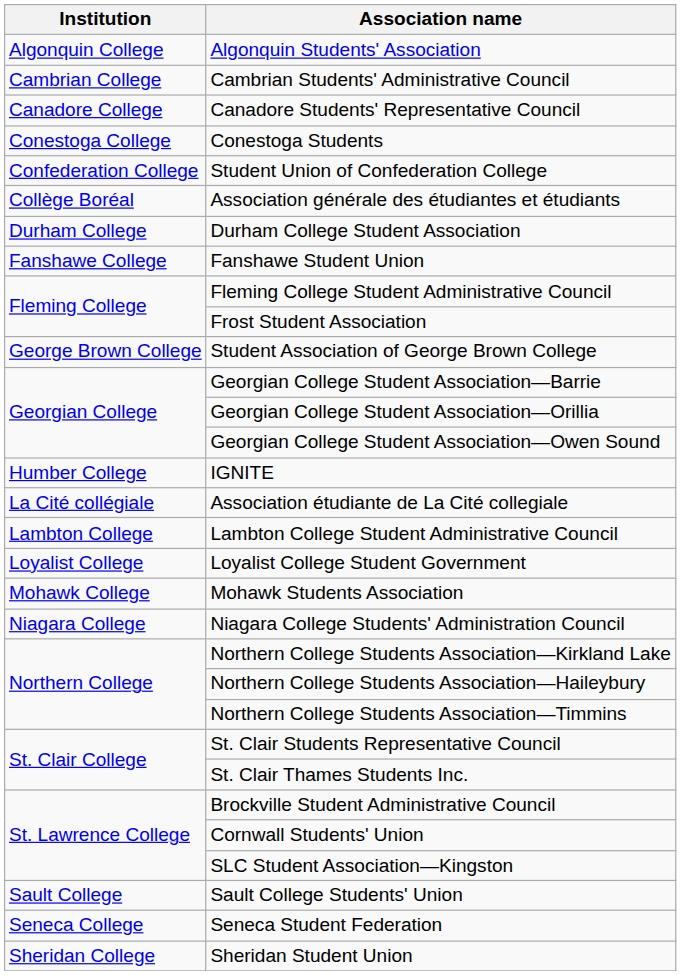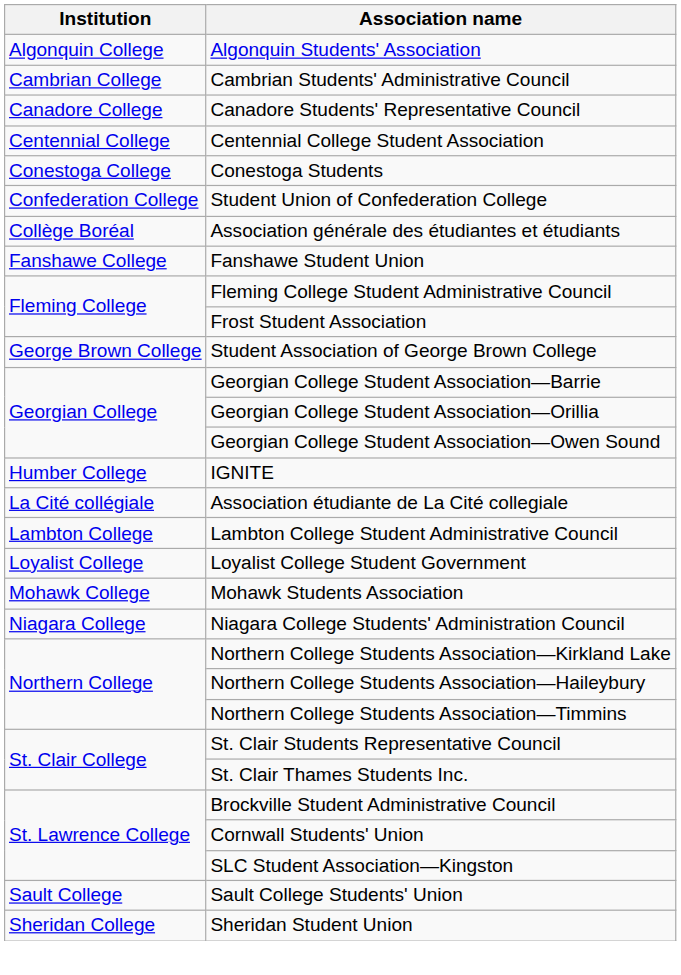+ row: (377, 140)
- row: (365, 230)
- row: (326, 925)
